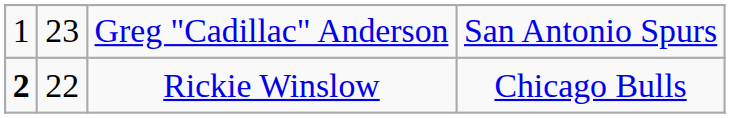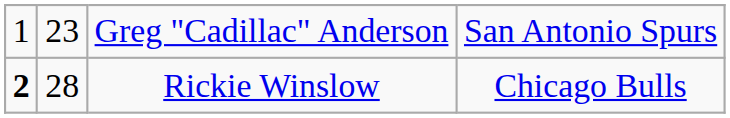(62, 84) 22 -> (62, 84) 28
